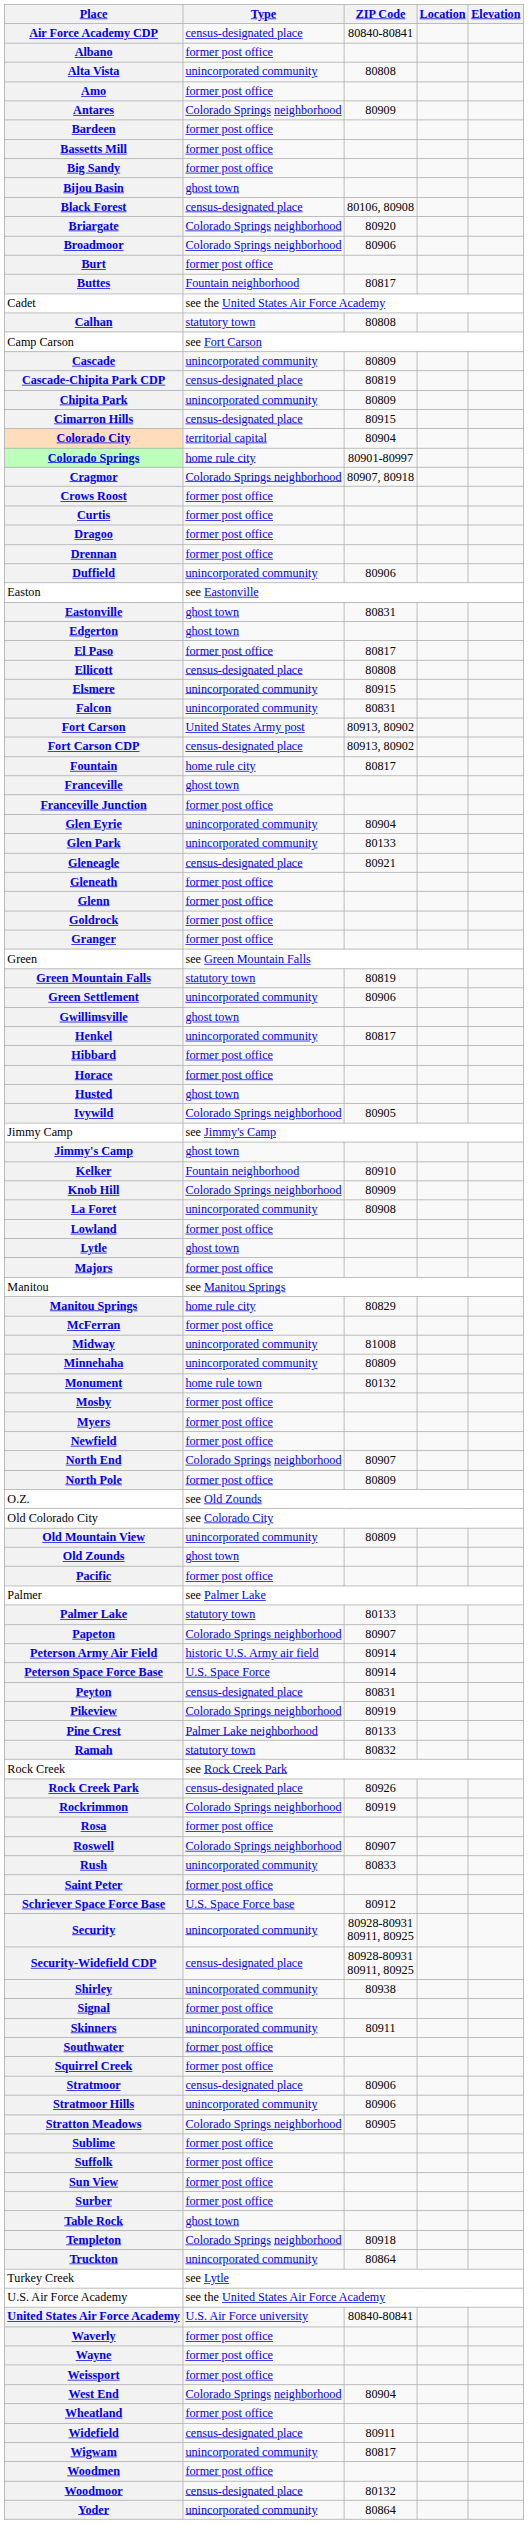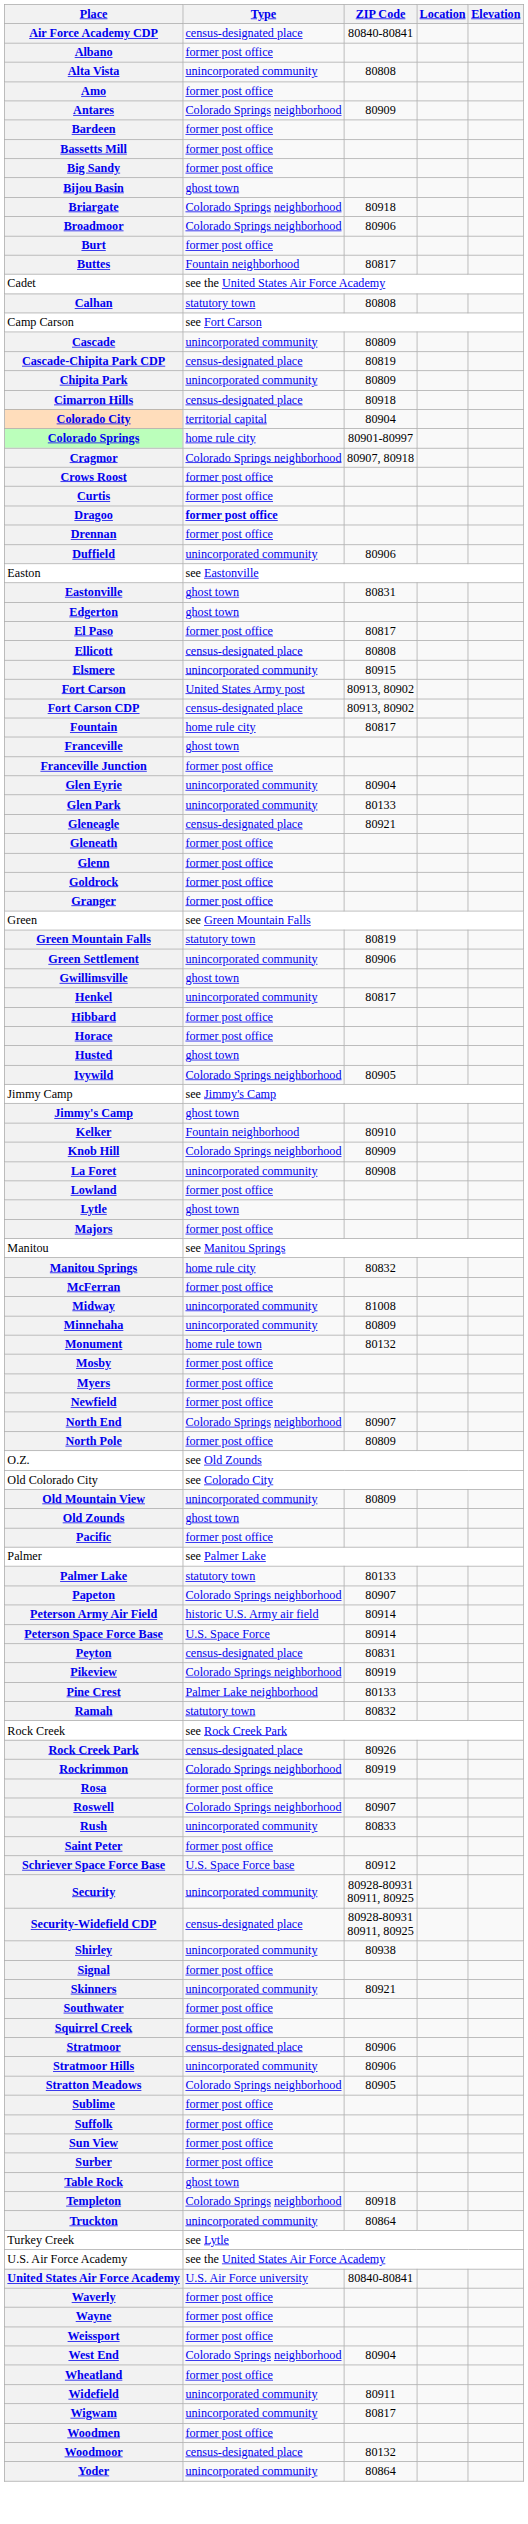- row: (94, 206)
(381, 226) 80920 -> (381, 206) 80918
(381, 419) 80915 -> (381, 399) 80918
(229, 534) normal -> (232, 515) bold
- row: (94, 708)
(381, 1306) 80829 -> (381, 1267) 80832
(381, 2027) 80911 -> (381, 1989) 80921
(244, 2432) census-designated place -> (251, 2394) unincorporated community
